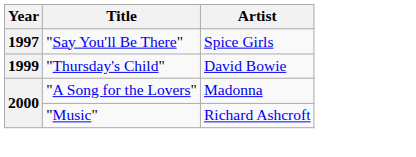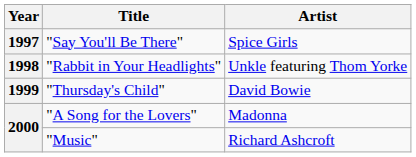+ row: (134, 66)
